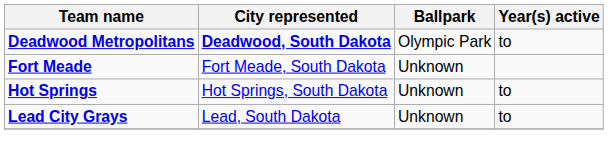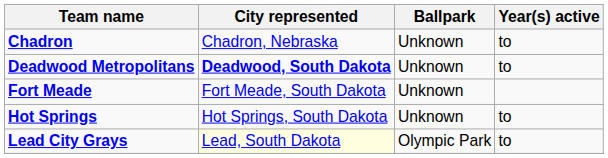+ row: (40, 41)
(445, 41) Olympic Park -> (431, 66) Unknown
(271, 116) no background -> (271, 141) lightyellow background
(431, 116) Unknown -> (445, 141) Olympic Park
